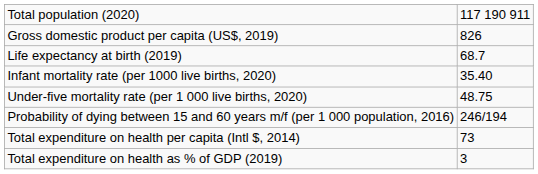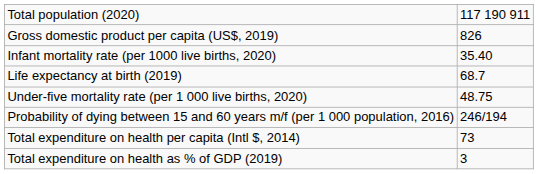rows swapped: (95, 55) <-> (142, 76)
